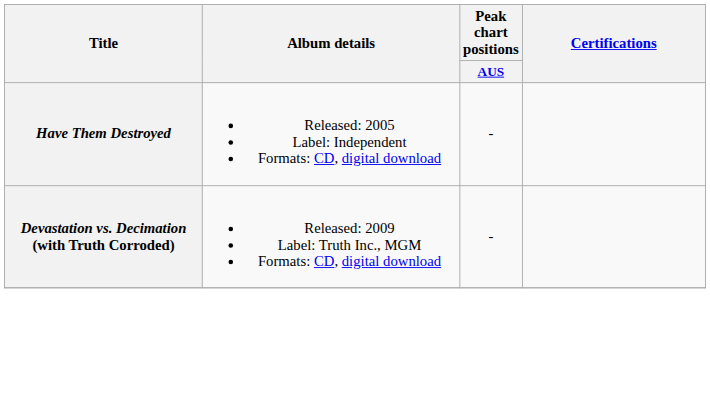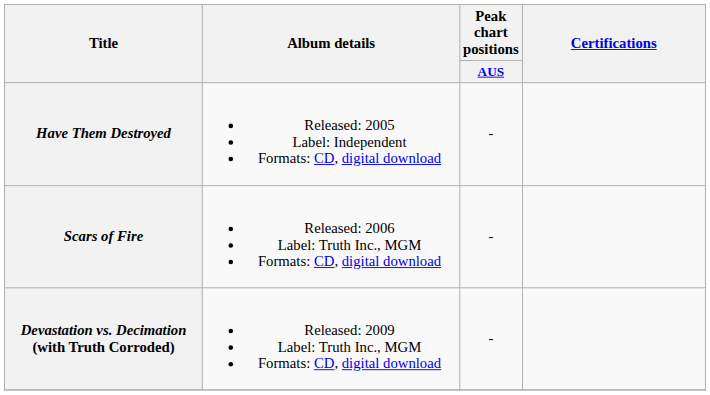+ row: (104, 236)
